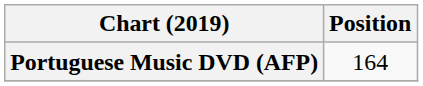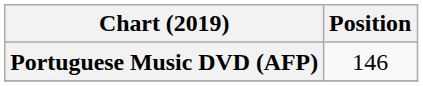(370, 61) 164 -> (370, 61) 146
